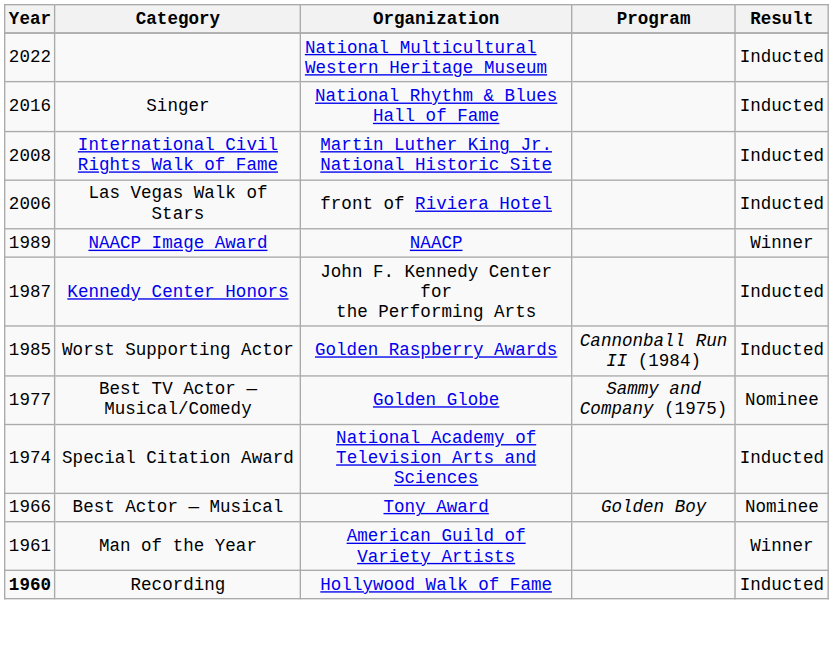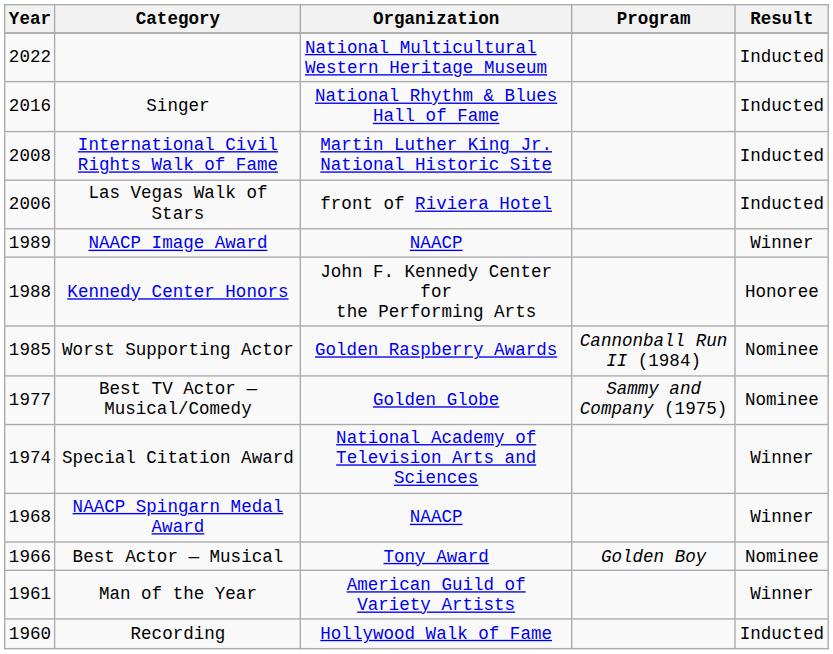(30, 292) 1987 -> (30, 292) 1988
(782, 292) Inducted -> (782, 292) Honoree
(782, 351) Inducted -> (782, 351) Nominee
(782, 459) Inducted -> (782, 459) Winner
+ row: (178, 518)
(30, 585) bold -> (30, 634) normal
